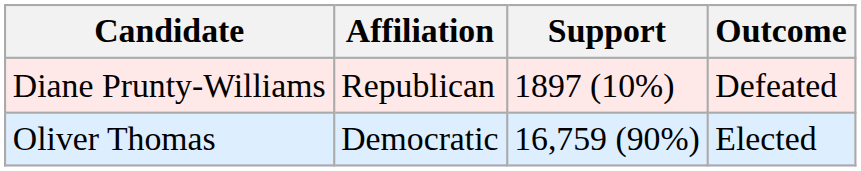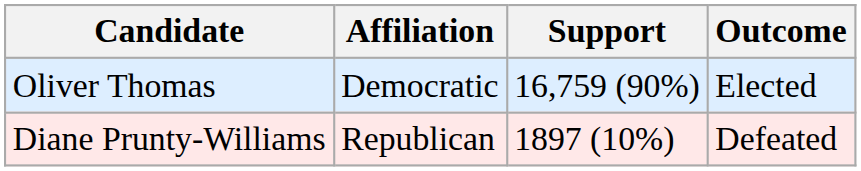rows swapped: (114, 138) <-> (169, 84)
